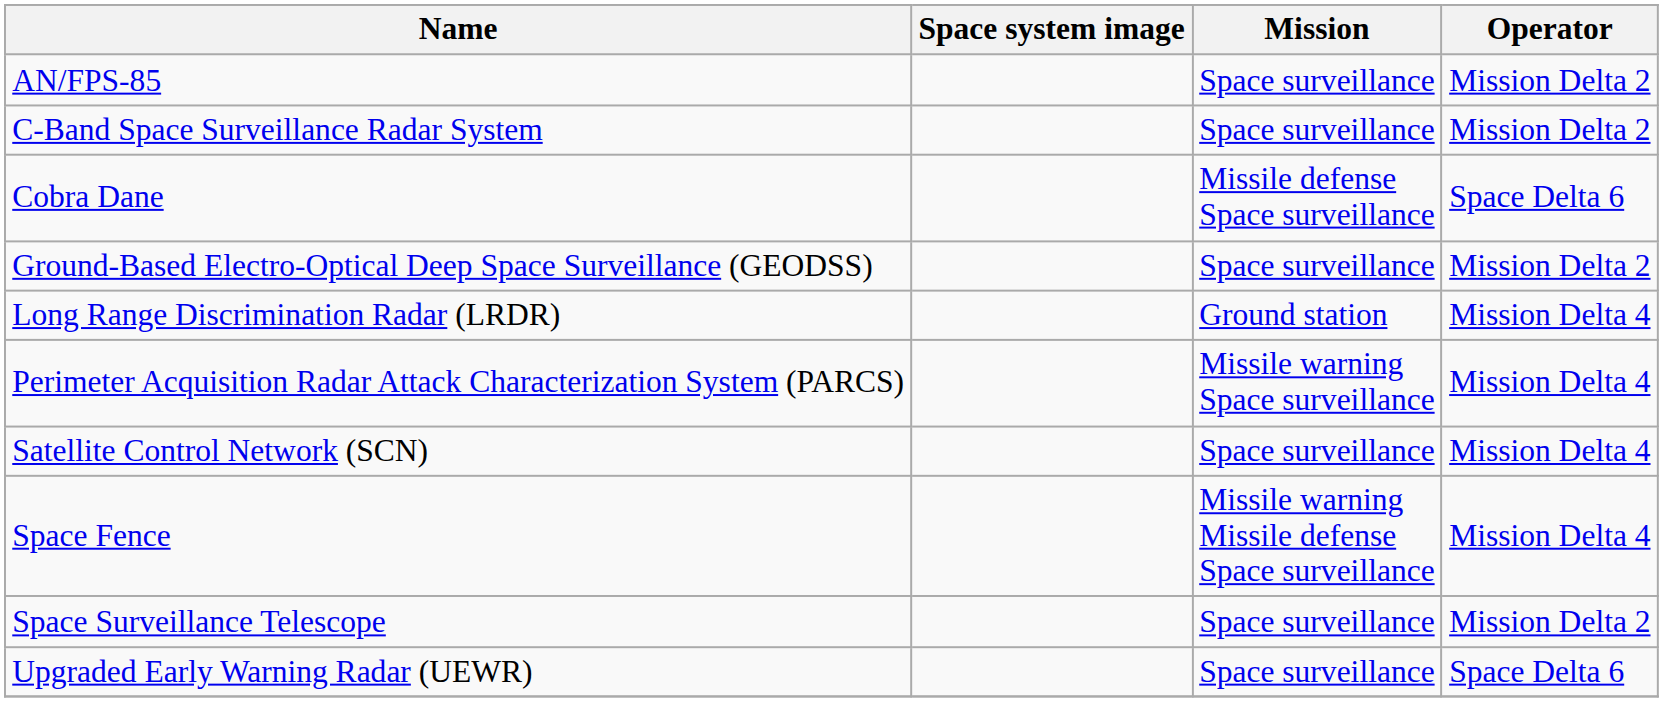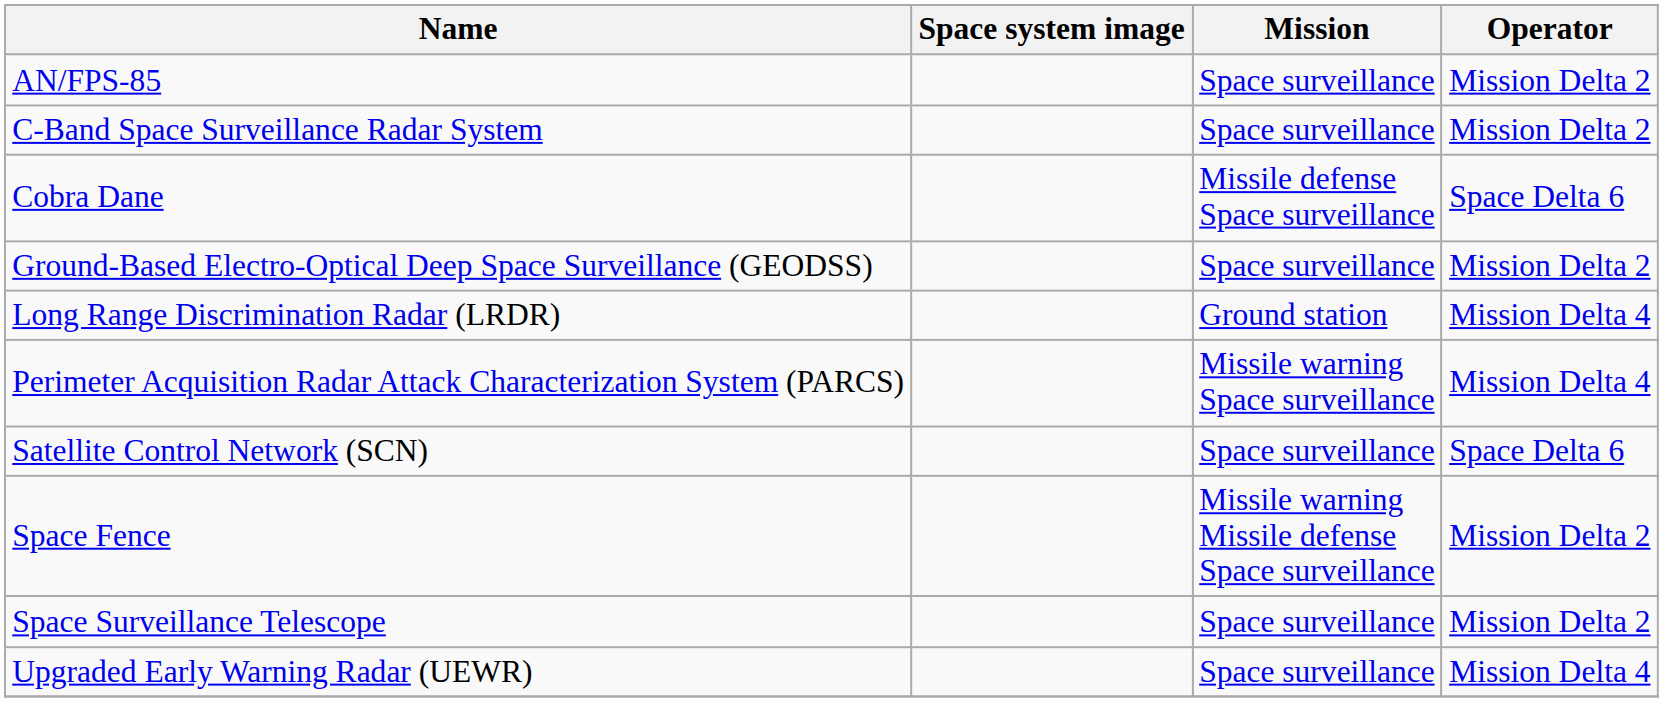(1550, 450) Mission Delta 4 -> (1537, 450) Space Delta 6
(1550, 535) Mission Delta 4 -> (1550, 535) Mission Delta 2
(1537, 671) Space Delta 6 -> (1550, 671) Mission Delta 4
